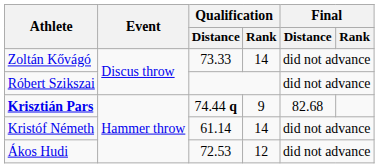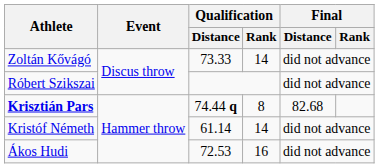(261, 106) 9 -> (261, 106) 8
(261, 151) 12 -> (261, 151) 16
